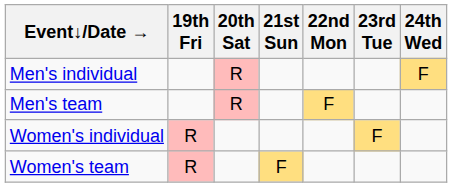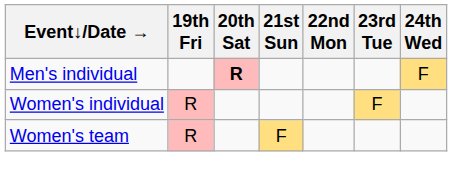(236, 74) normal -> (236, 74) bold
- row: (56, 104)
